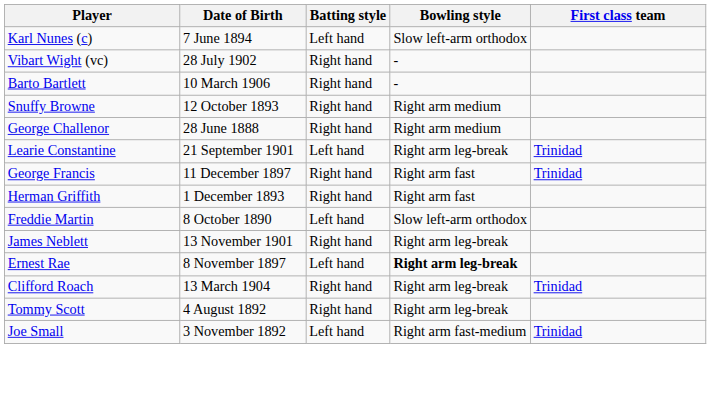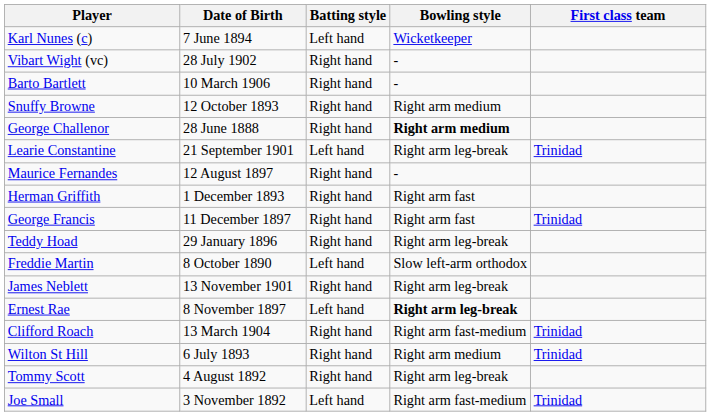(460, 38) Slow left-arm orthodox -> (433, 38) Wicketkeeper
(447, 128) normal -> (452, 128) bold
+ row: (62, 173)
rows swapped: (51, 173) <-> (54, 196)
+ row: (43, 241)
(451, 286) Right arm leg-break -> (460, 331) Right arm fast-medium
+ row: (48, 354)
